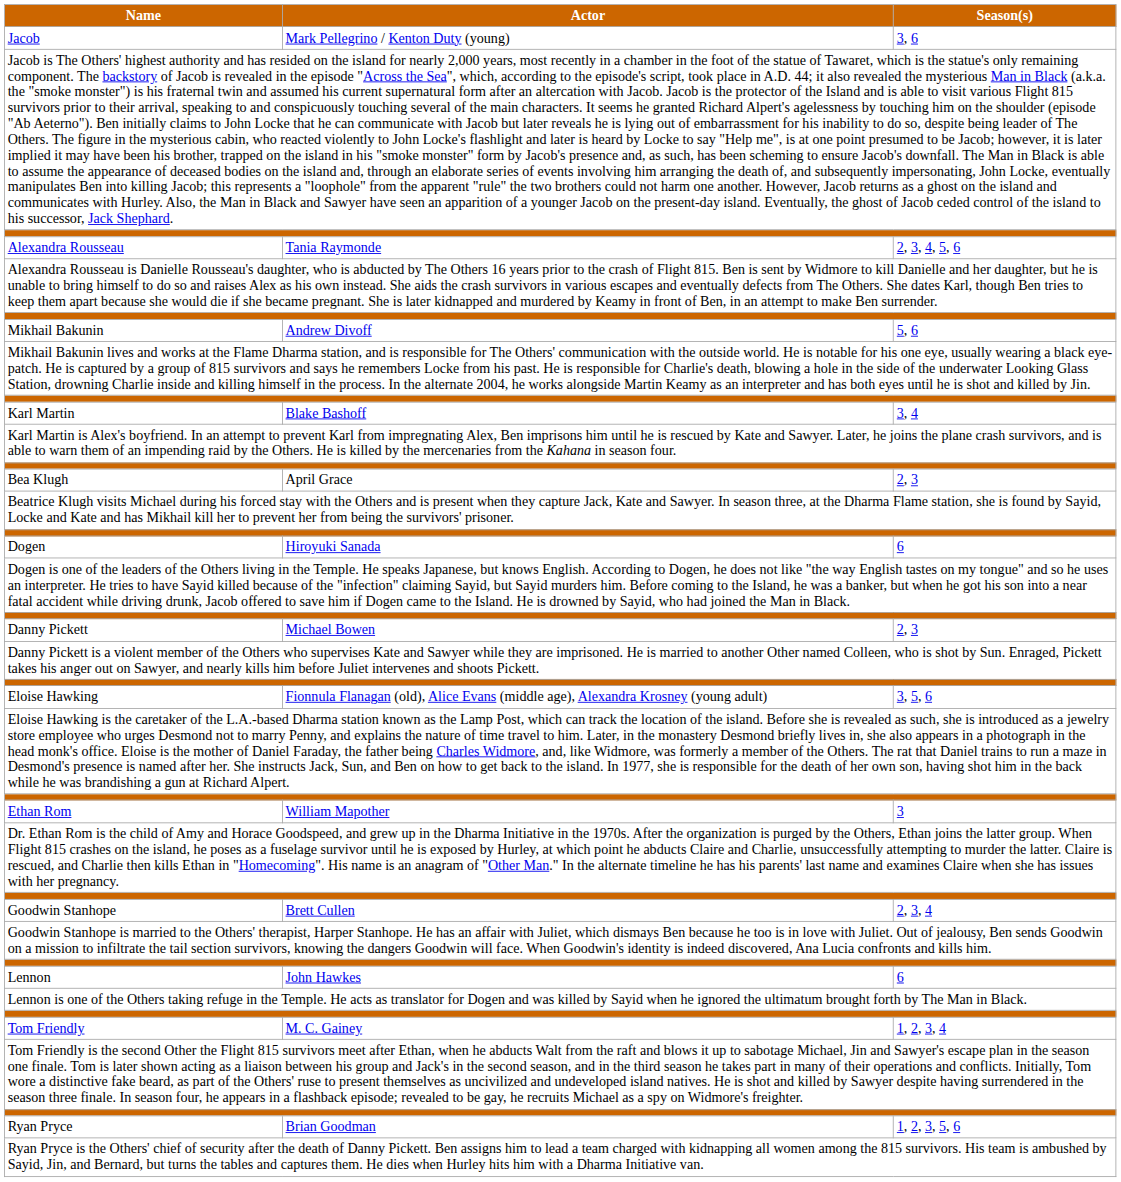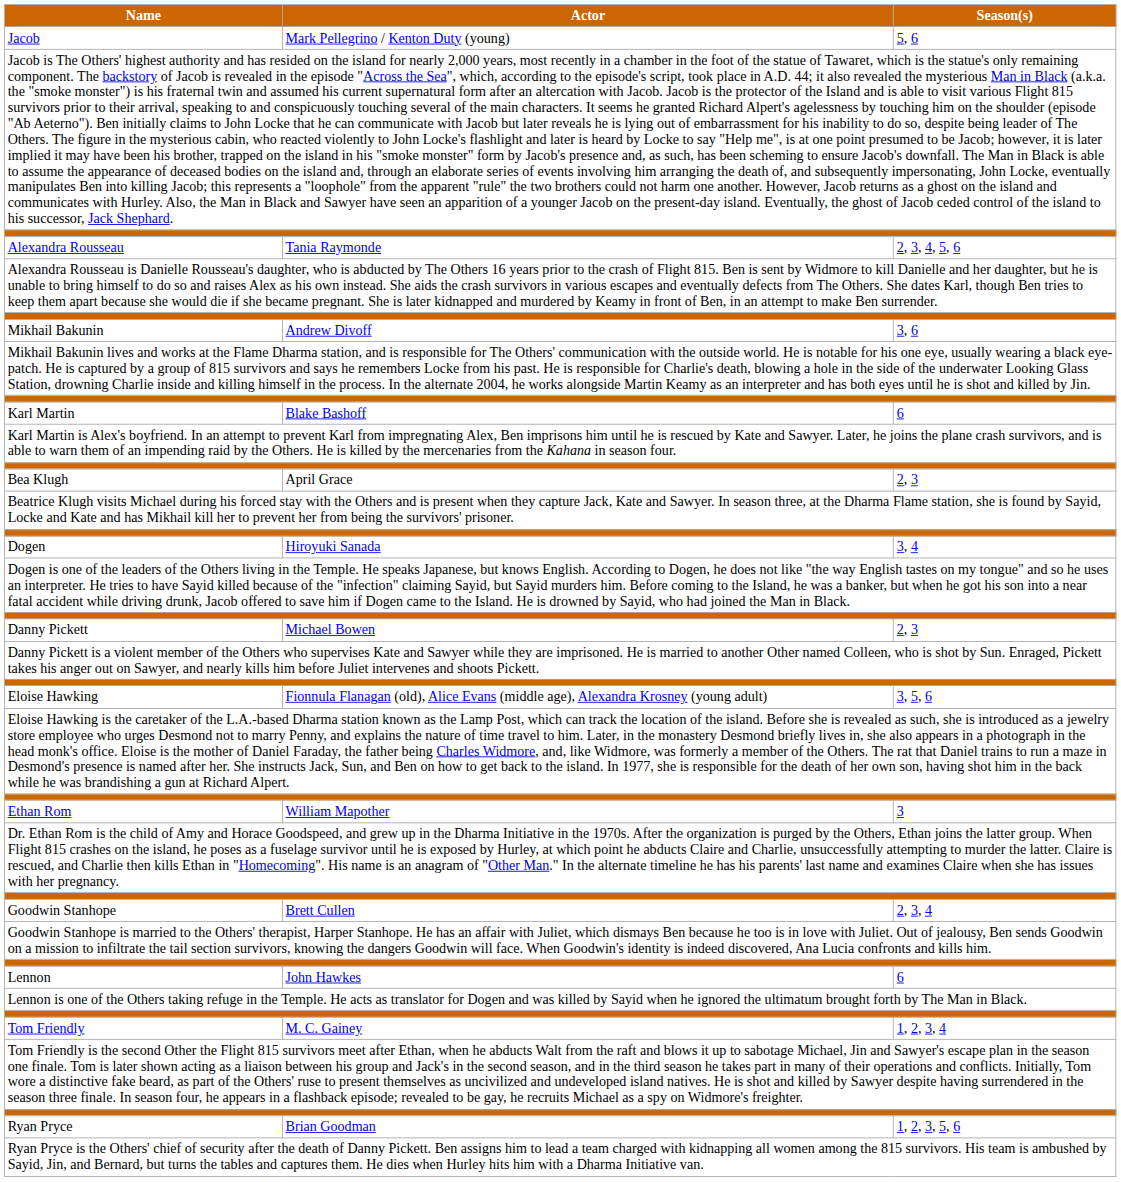(907, 37) 3, 6 -> (907, 37) 5, 6
(907, 330) 5, 6 -> (907, 330) 3, 6
(907, 413) 3, 4 -> (900, 413) 6
(900, 547) 6 -> (907, 547) 3, 4
